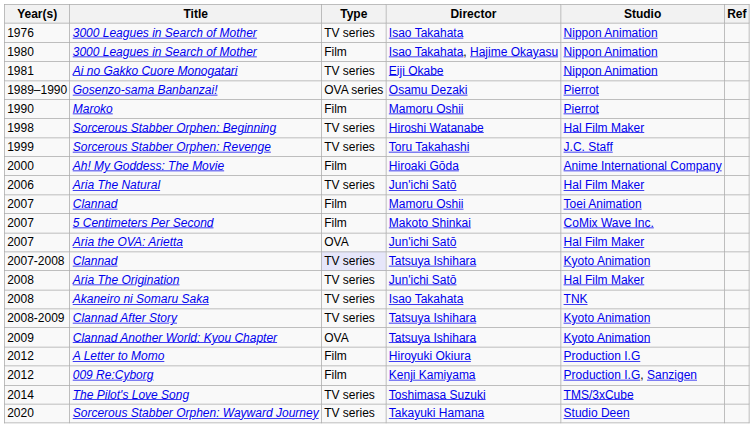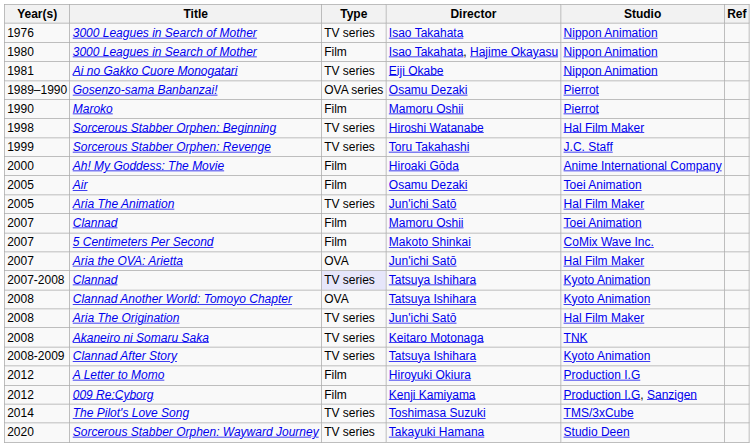+ row: (20, 185)
+ row: (20, 204)
- row: (20, 185)
+ row: (20, 299)
(426, 299) Isao Takahata -> (436, 337) Keitaro Motonaga
- row: (20, 337)
